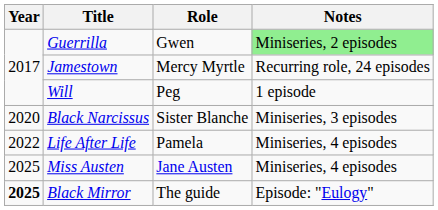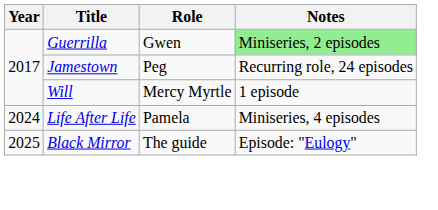(201, 67) Mercy Myrtle -> (155, 67) Peg
(168, 92) Peg -> (187, 92) Mercy Myrtle
- row: (98, 117)
(24, 142) 2022 -> (24, 117) 2024
- row: (85, 167)
(24, 192) bold -> (24, 142) normal
